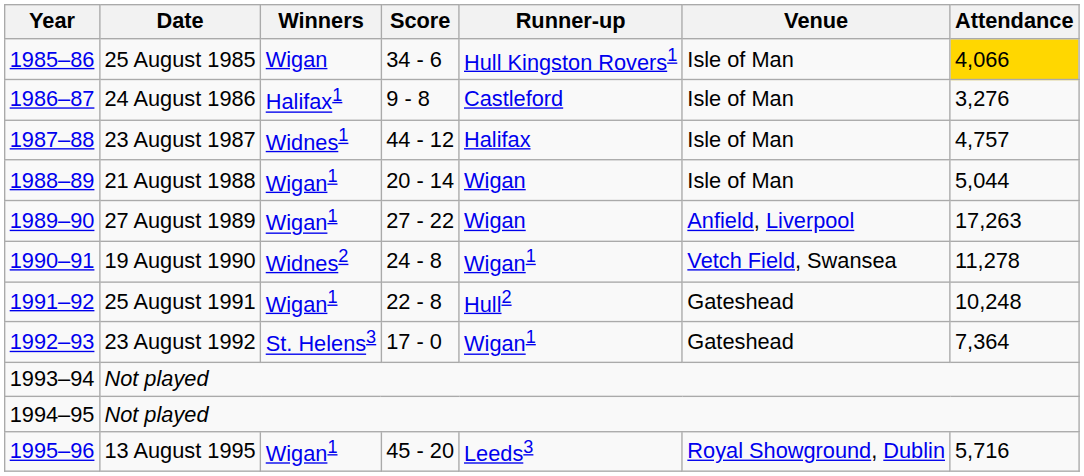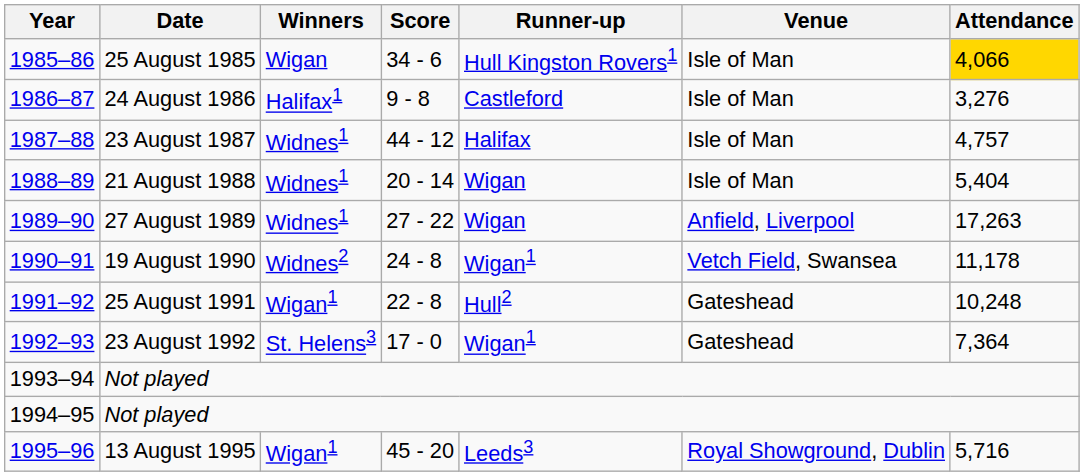(302, 180) Wigan1 -> (307, 180) Widnes1
(982, 180) 5,044 -> (982, 180) 5,404
(302, 220) Wigan1 -> (307, 220) Widnes1
(987, 261) 11,278 -> (987, 261) 11,178
